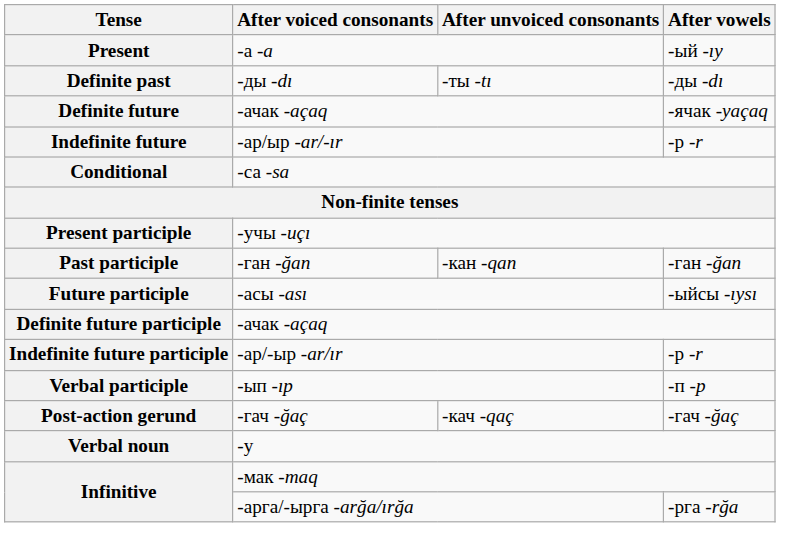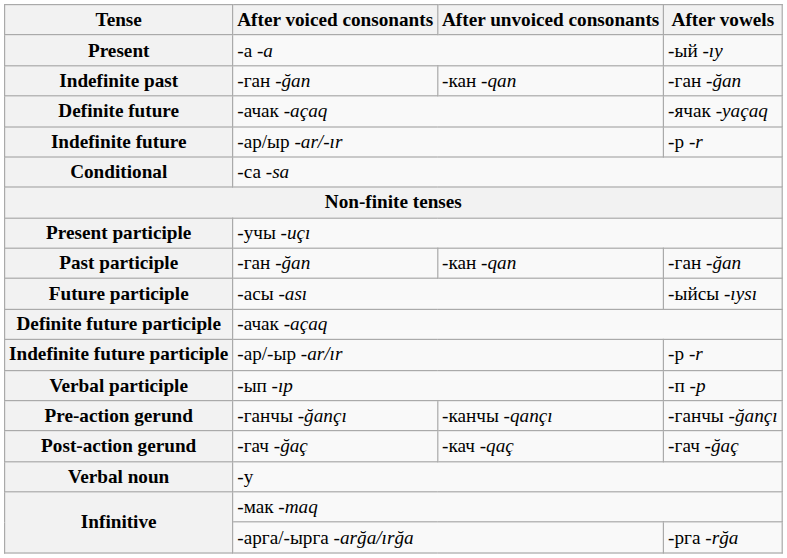- row: (119, 80)
+ row: (119, 80)
+ row: (119, 415)
